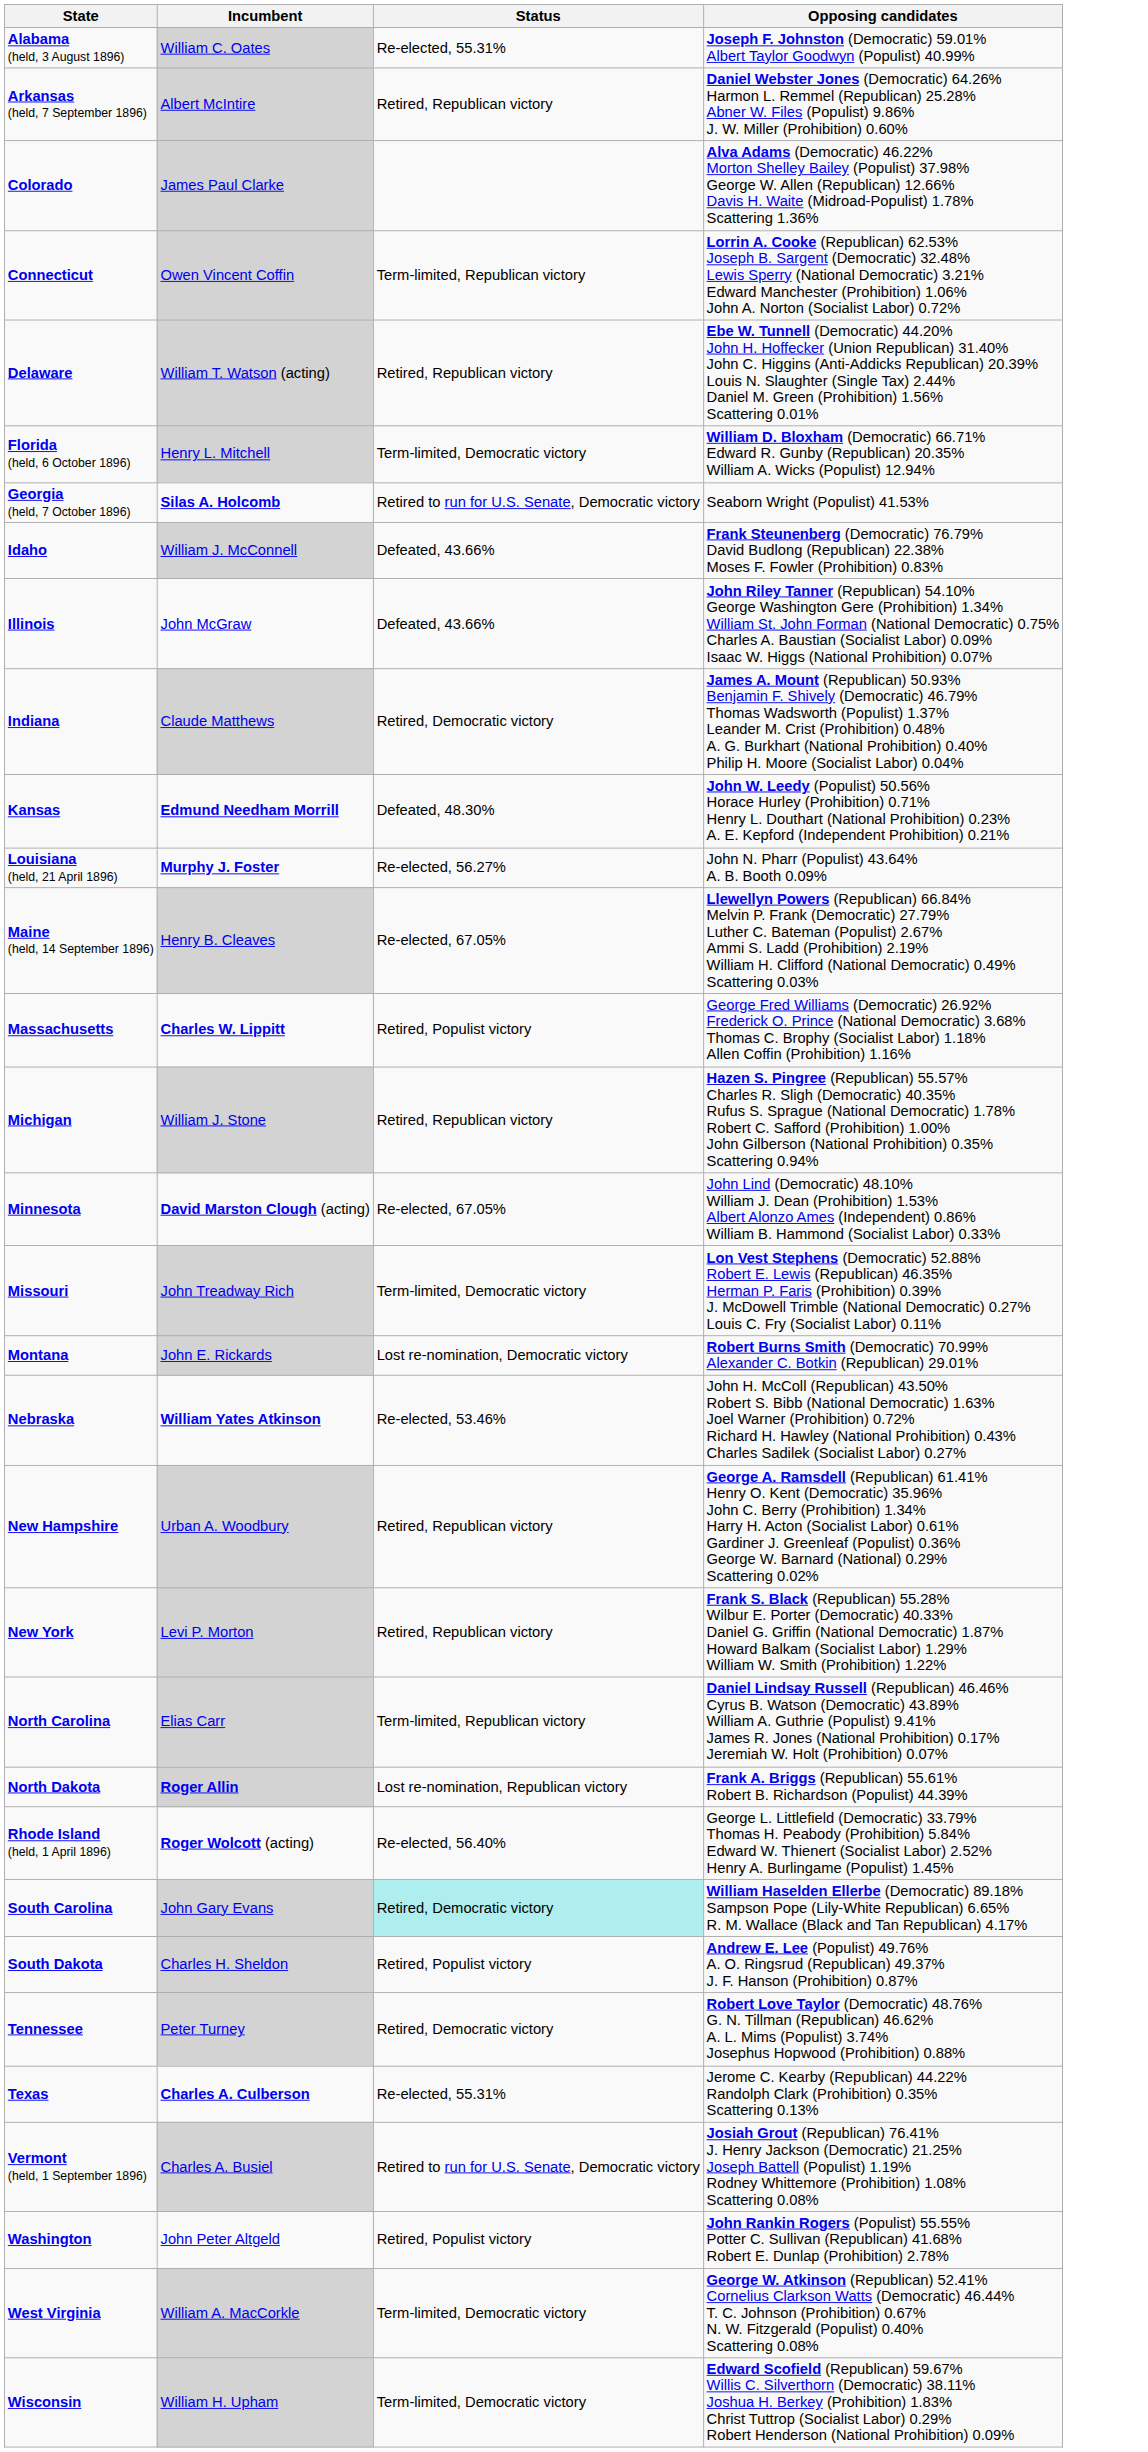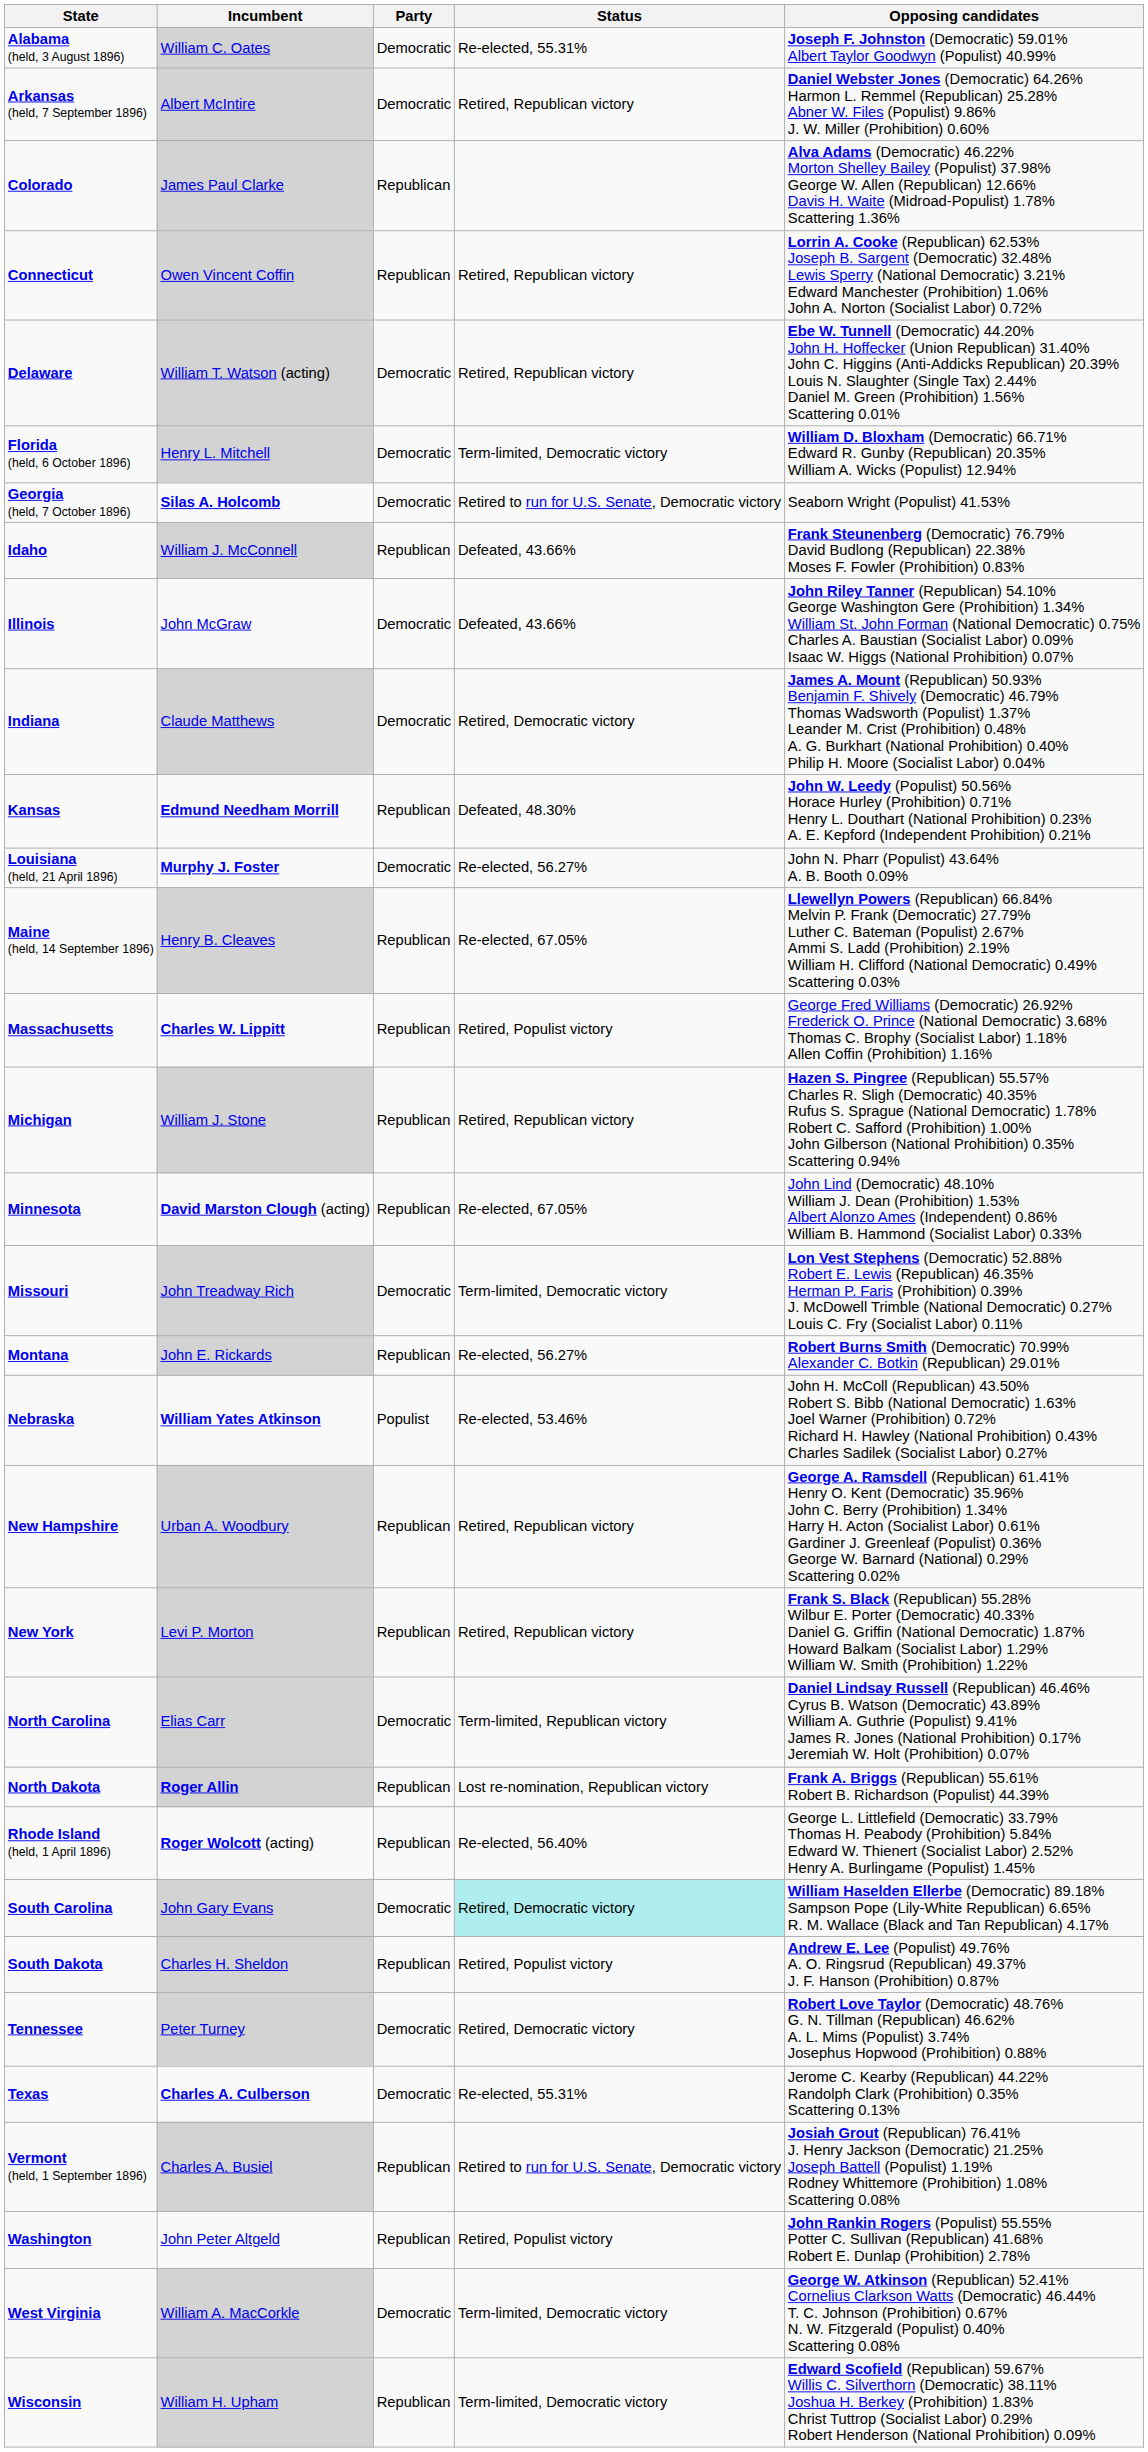+ column: (414, 16)
(481, 275) Term-limited, Republican victory -> (546, 275) Retired, Republican victory
(502, 1355) Lost re-nomination, Democratic victory -> (523, 1355) Re-elected, 56.27%
